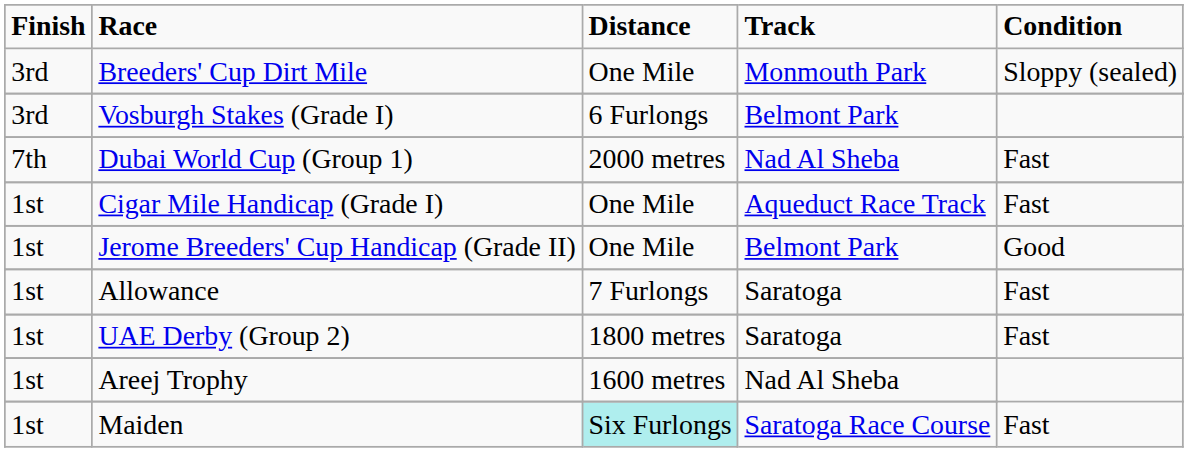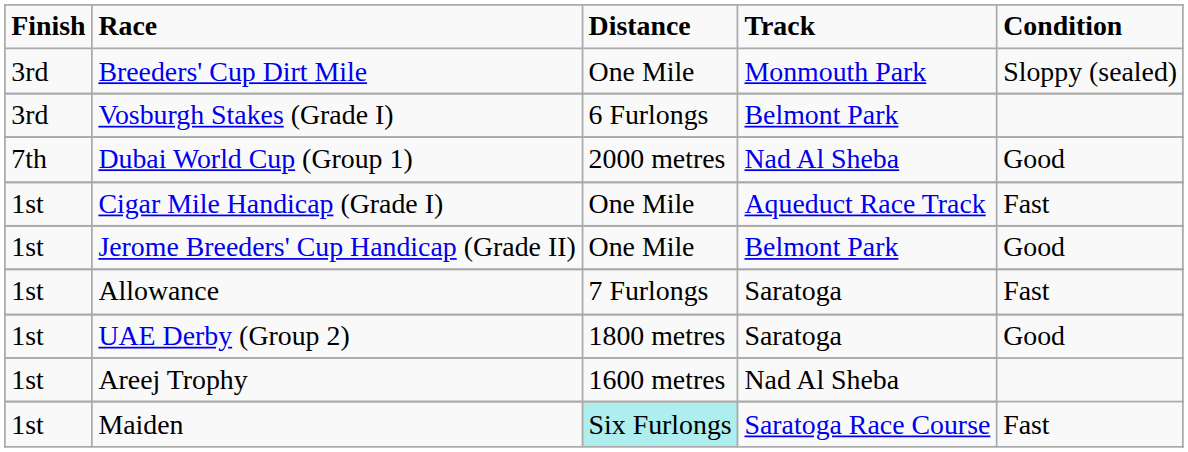(1026, 159) Fast -> (1034, 159) Good
(1026, 335) Fast -> (1034, 335) Good
